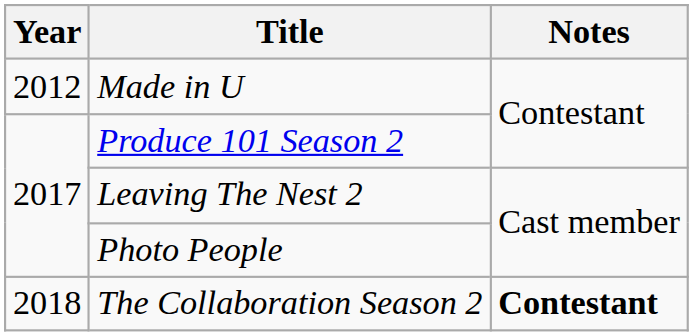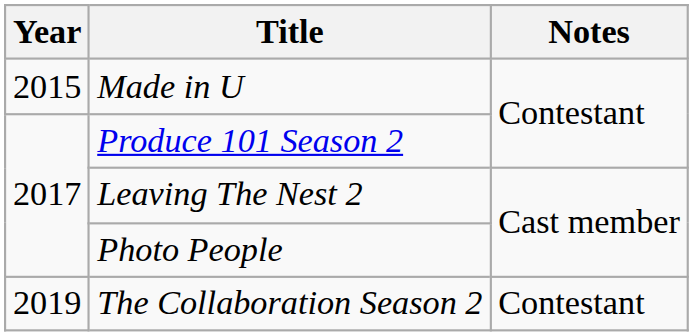(47, 85) 2012 -> (47, 85) 2015
(47, 303) 2018 -> (47, 303) 2019
(578, 303) bold -> (571, 303) normal
